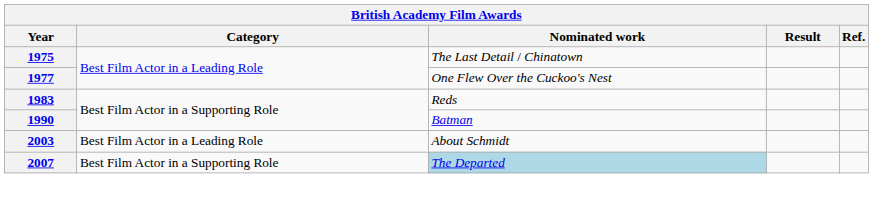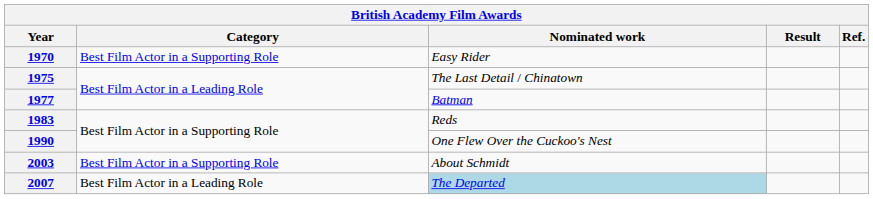+ row: (41, 57)
(522, 78) One Flew Over the Cuckoo's Nest -> (452, 99) Batman
(452, 120) Batman -> (522, 141) One Flew Over the Cuckoo's Nest
(171, 141) Best Film Actor in a Leading Role -> (179, 162) Best Film Actor in a Supporting Role
(179, 162) Best Film Actor in a Supporting Role -> (171, 183) Best Film Actor in a Leading Role
